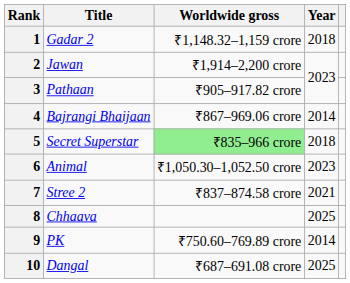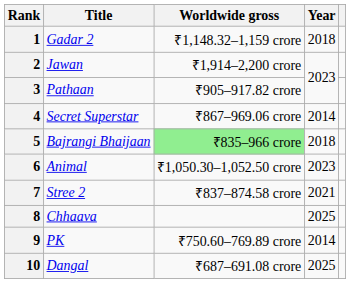(99, 116) Bajrangi Bhaijaan -> (93, 116) Secret Superstar
(93, 141) Secret Superstar -> (99, 141) Bajrangi Bhaijaan
